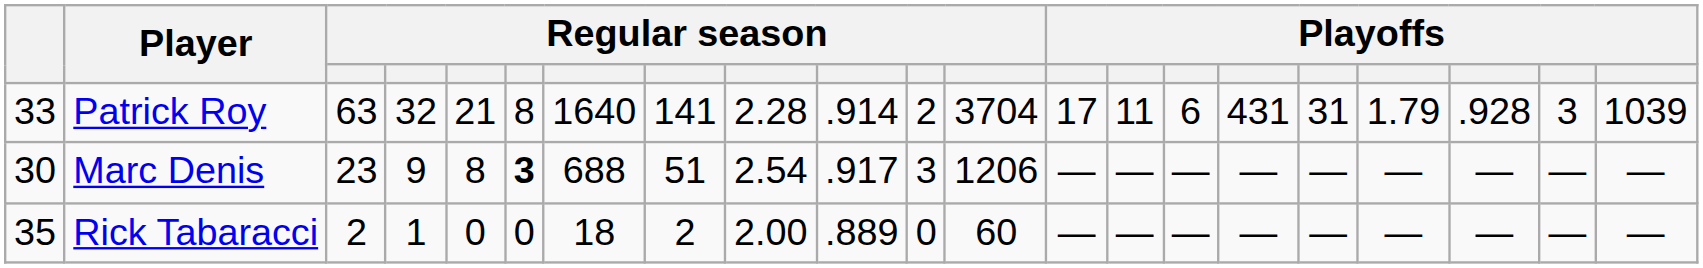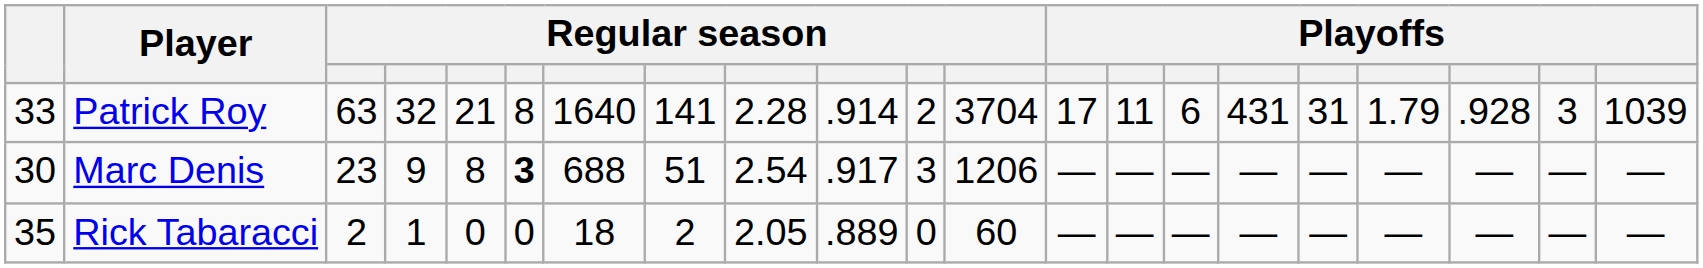(771, 231) 2.00 -> (771, 231) 2.05
